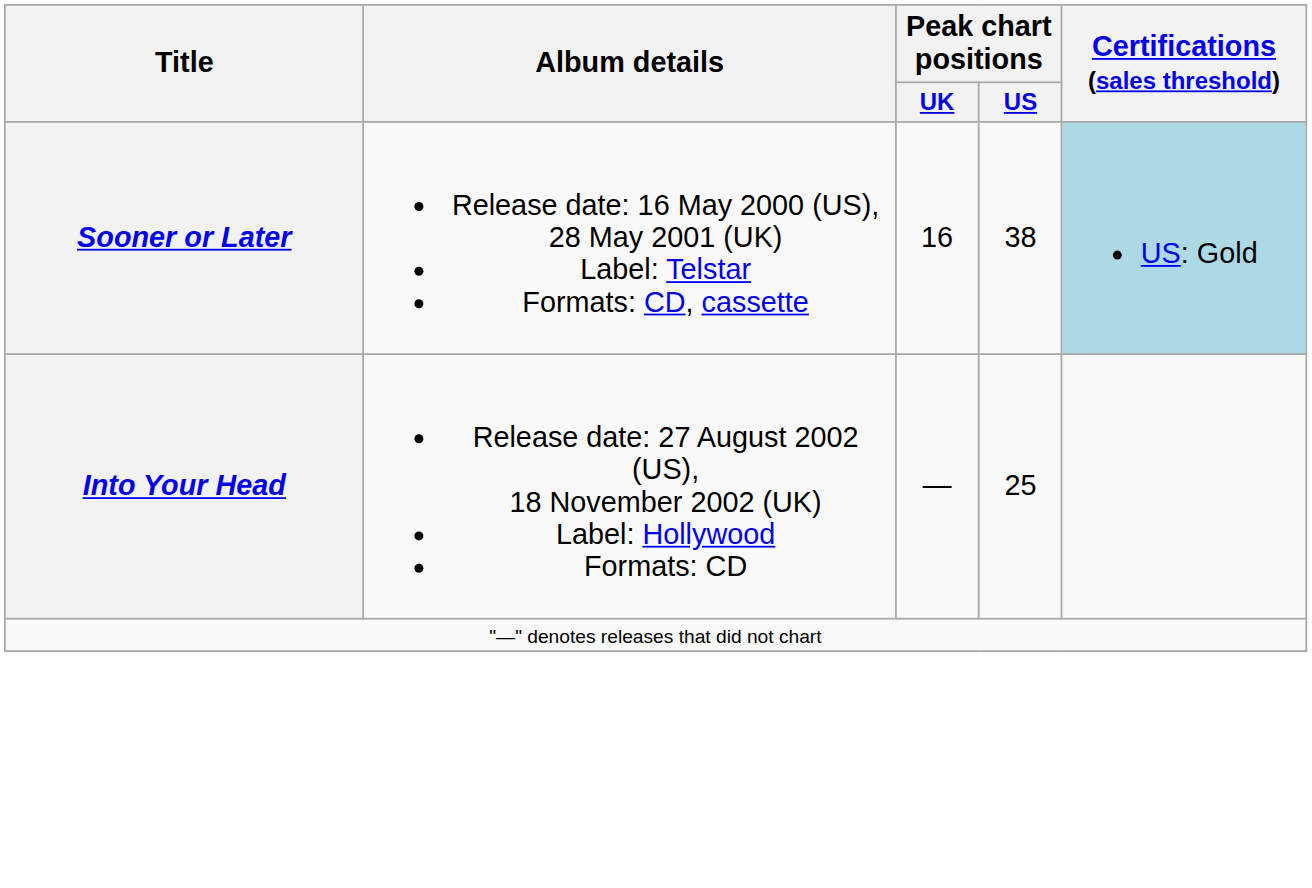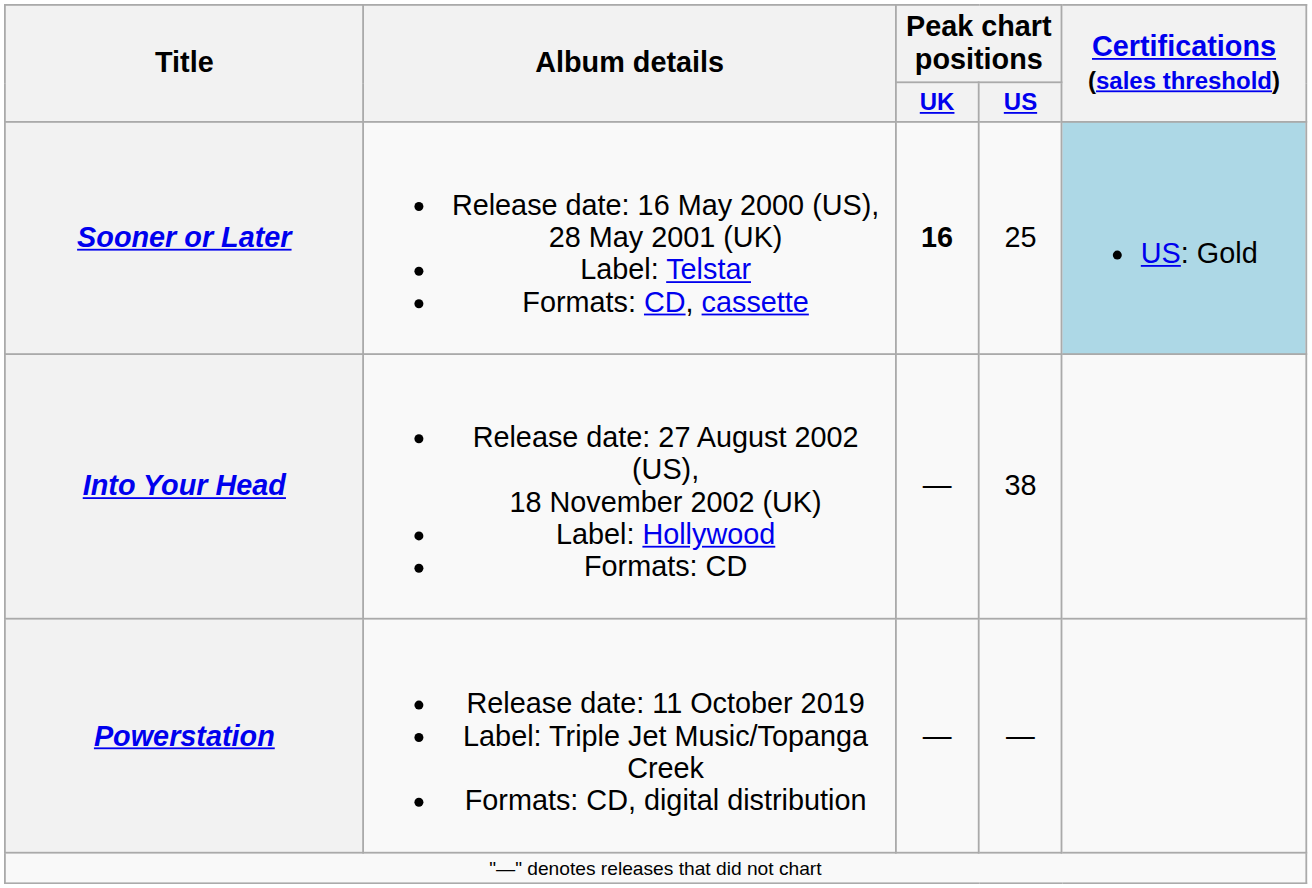(937, 237) normal -> (937, 237) bold
(1020, 237) 38 -> (1020, 237) 25
(1020, 486) 25 -> (1020, 486) 38
+ row: (184, 735)
